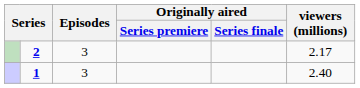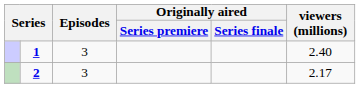rows swapped: (36, 72) <-> (36, 51)
